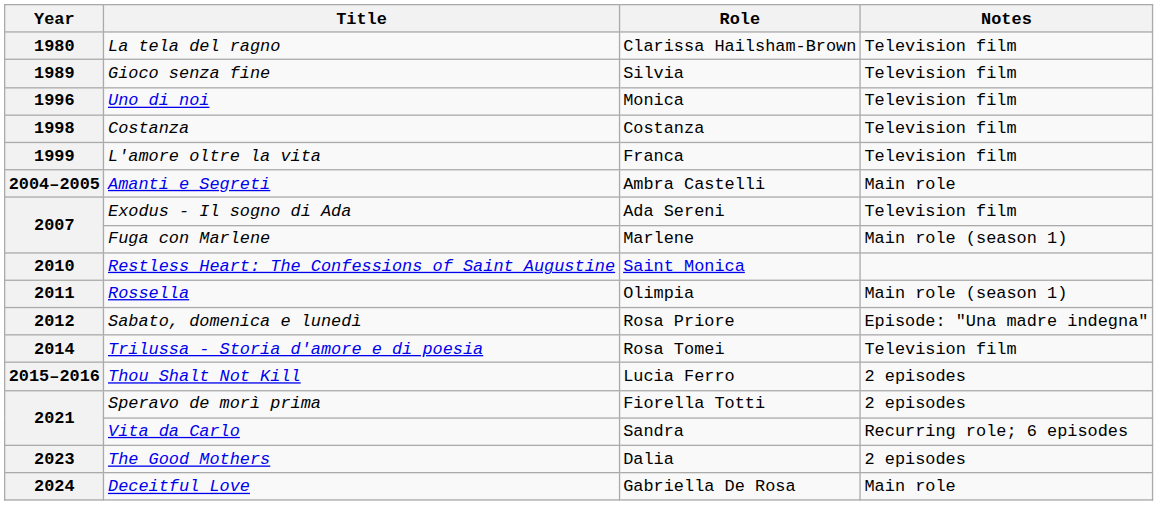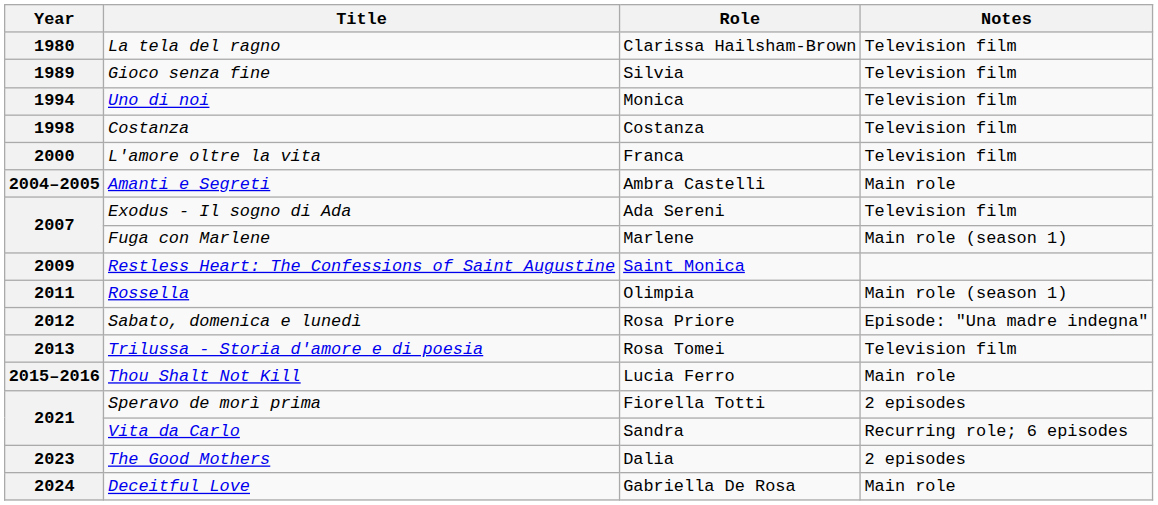(54, 101) 1996 -> (54, 101) 1994
(54, 156) 1999 -> (54, 156) 2000
(54, 266) 2010 -> (54, 266) 2009
(54, 349) 2014 -> (54, 349) 2013
(915, 376) 2 episodes -> (910, 376) Main role
